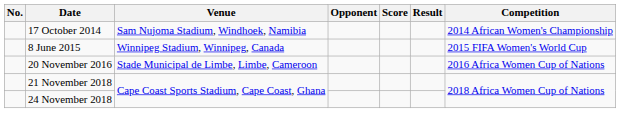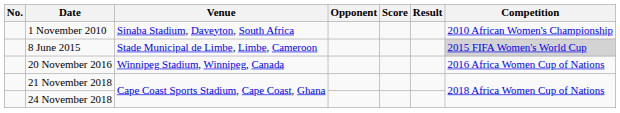+ row: (67, 30)
- row: (64, 30)
(201, 47) Winnipeg Stadium, Winnipeg, Canada -> (217, 47) Stade Municipal de Limbe, Limbe, Cameroon
(517, 47) no background -> (517, 47) lightgrey background
(217, 64) Stade Municipal de Limbe, Limbe, Cameroon -> (201, 64) Winnipeg Stadium, Winnipeg, Canada
